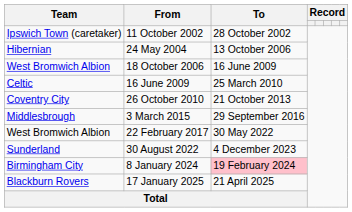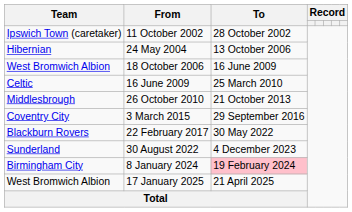(38, 100) Coventry City -> (41, 100) Middlesbrough
(41, 116) Middlesbrough -> (38, 116) Coventry City
(58, 132) West Bromwich Albion -> (48, 132) Blackburn Rovers
(48, 182) Blackburn Rovers -> (58, 182) West Bromwich Albion
